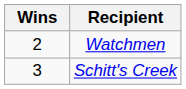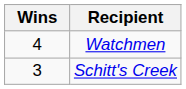(37, 44) 2 -> (37, 44) 4
